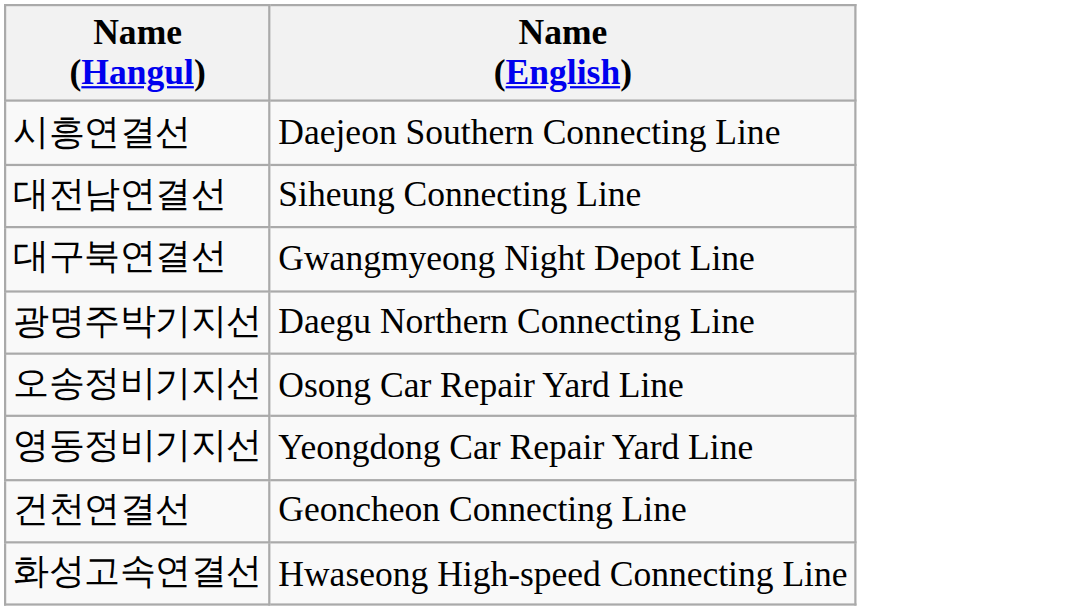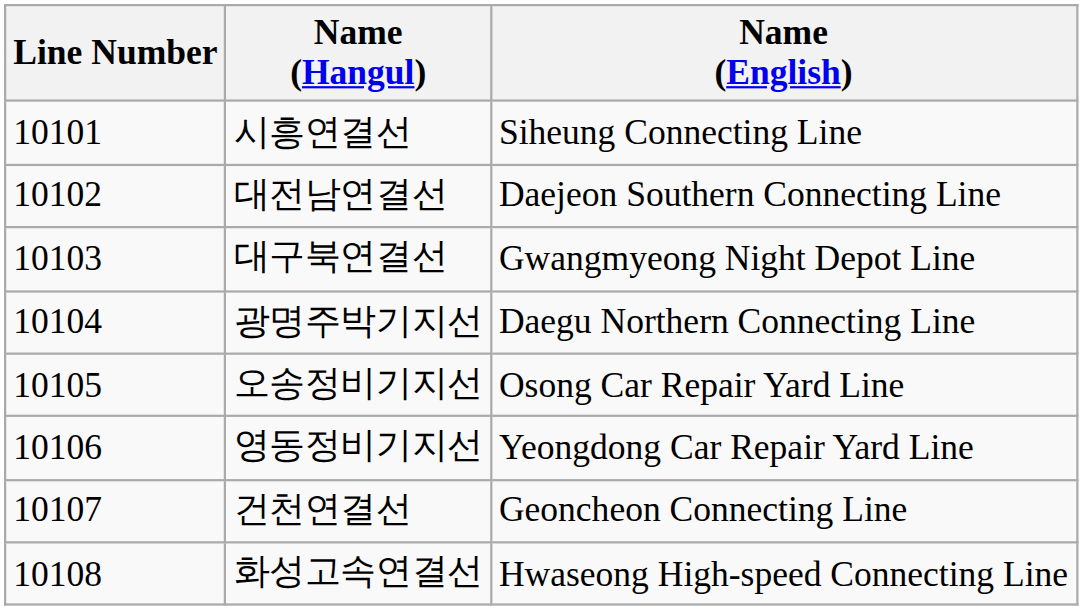+ column: (115, 52)
(529, 132) Daejeon Southern Connecting Line -> (680, 132) Siheung Connecting Line
(460, 195) Siheung Connecting Line -> (750, 195) Daejeon Southern Connecting Line
